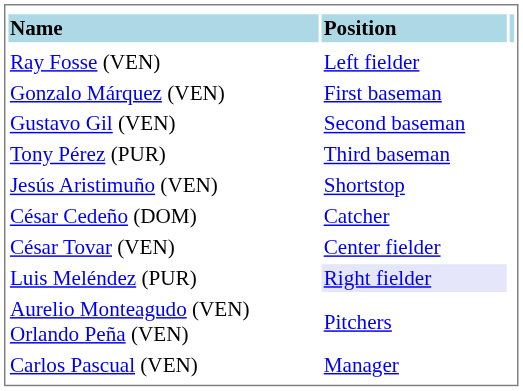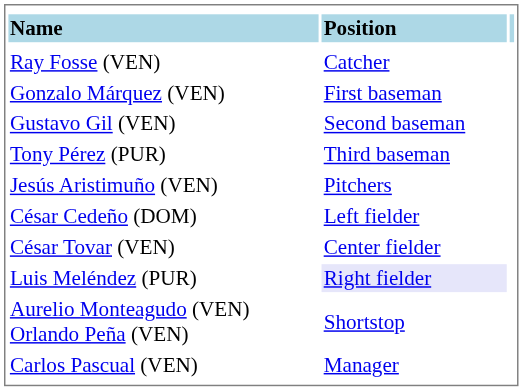(372, 61) Left fielder -> (357, 61) Catcher
(364, 185) Shortstop -> (358, 185) Pitchers
(357, 216) Catcher -> (372, 216) Left fielder
(358, 321) Pitchers -> (364, 321) Shortstop
